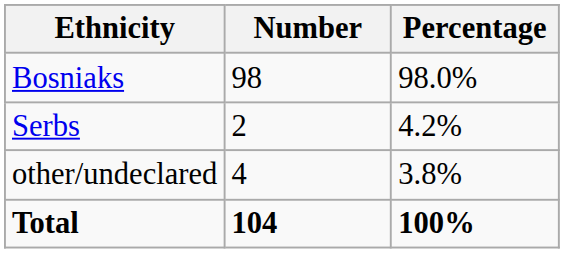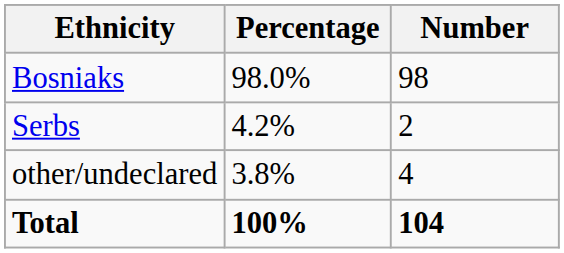columns swapped: (308, 28) <-> (475, 28)
